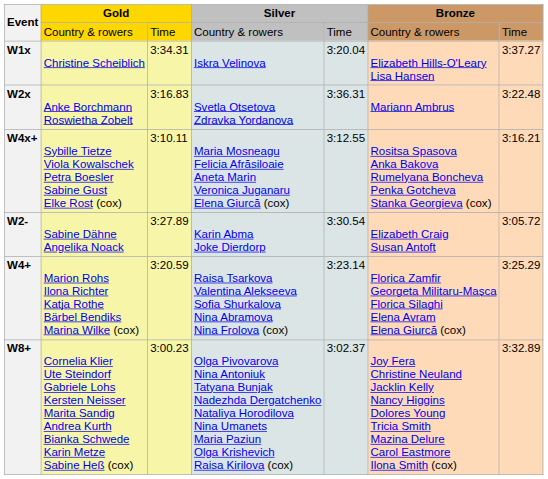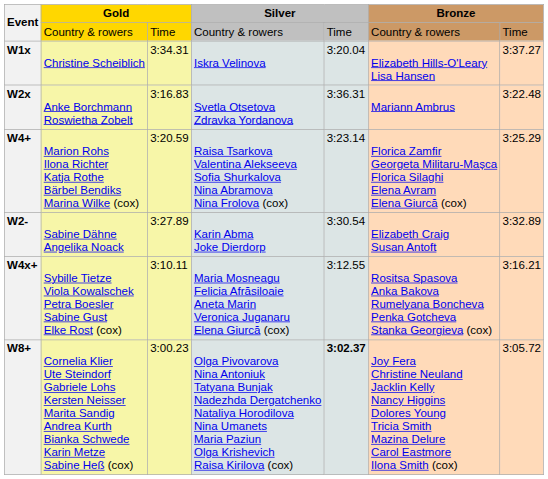rows swapped: (22, 138) <-> (19, 265)
(521, 221) 3:05.72 -> (522, 221) 3:32.89
(346, 348) normal -> (346, 348) bold
(521, 348) 3:32.89 -> (522, 348) 3:05.72
